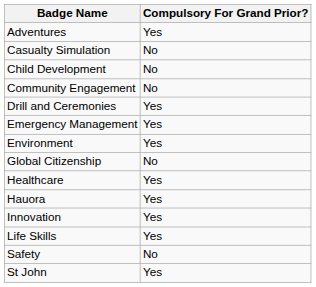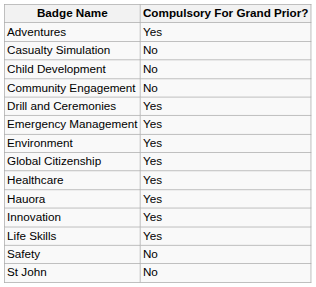(150, 161) No -> (152, 161) Yes
(152, 273) Yes -> (150, 273) No
